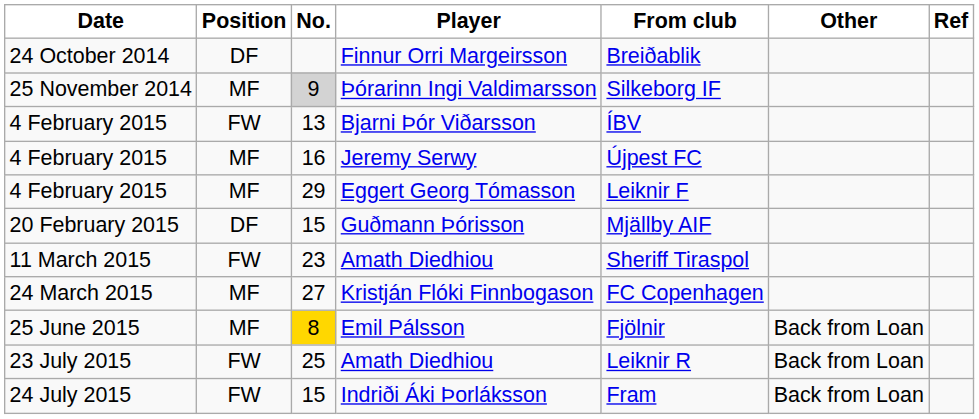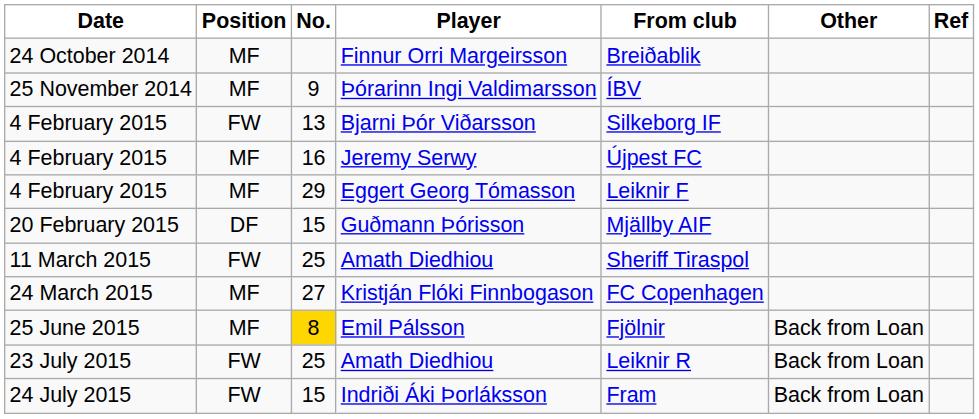(244, 55) DF -> (244, 55) MF
(314, 89) lightgrey background -> (314, 89) no background
(664, 89) Silkeborg IF -> (624, 89) ÍBV
(624, 123) ÍBV -> (664, 123) Silkeborg IF
(314, 259) 23 -> (314, 259) 25
